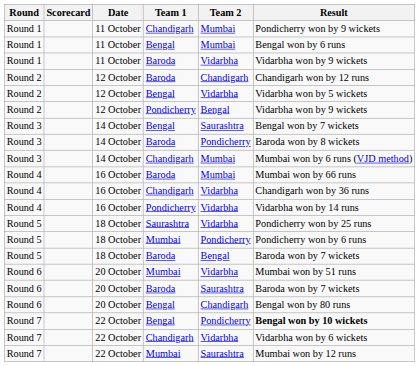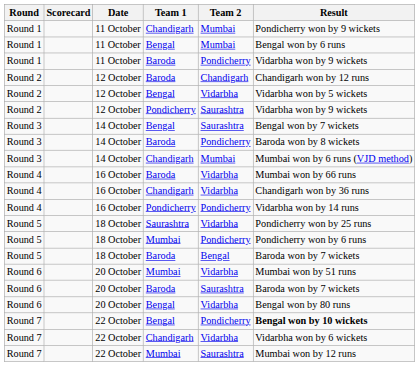(219, 61) Vidarbha -> (226, 61) Pondicherry
(215, 110) Bengal -> (222, 110) Saurashtra
(218, 175) Mumbai -> (219, 175) Vidarbha
(219, 207) Vidarbha -> (226, 207) Pondicherry
(224, 304) Chandigarh -> (219, 304) Vidarbha
